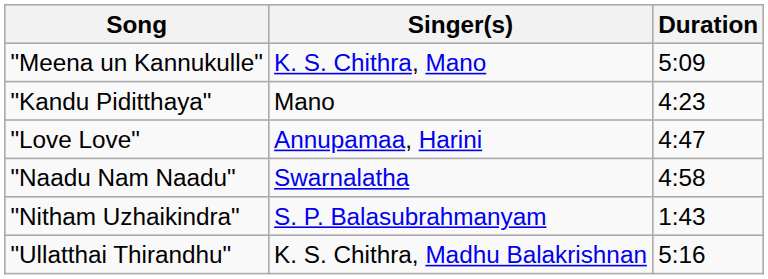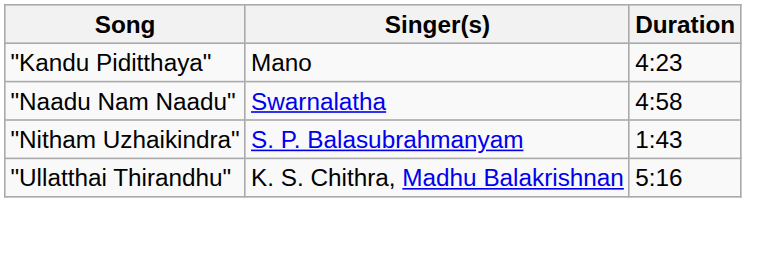- row: (137, 63)
- row: (75, 140)
